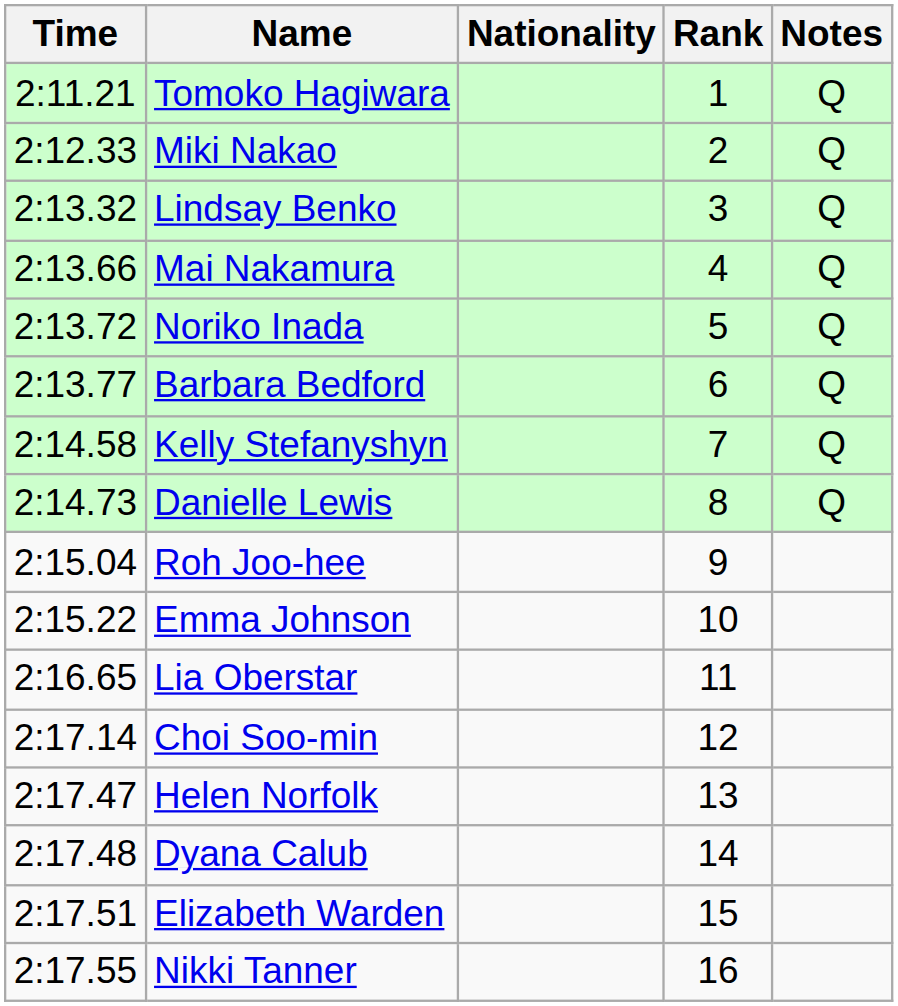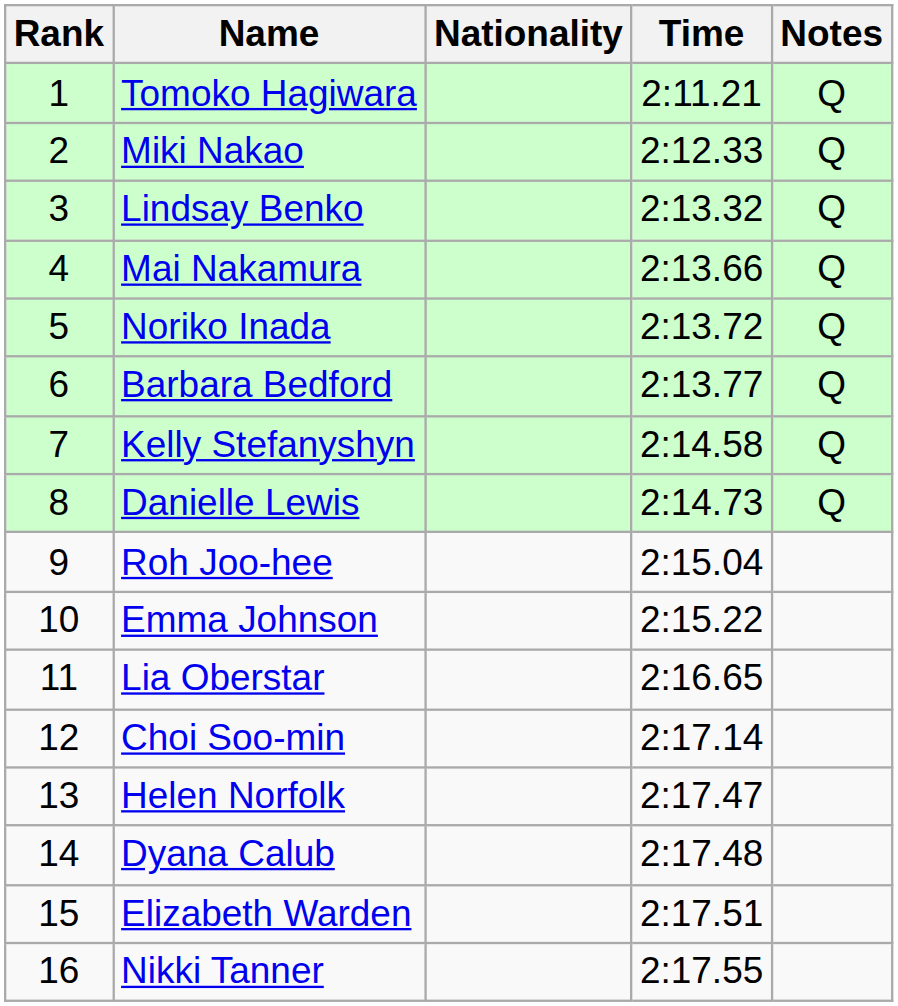columns swapped: (718, 33) <-> (75, 33)
